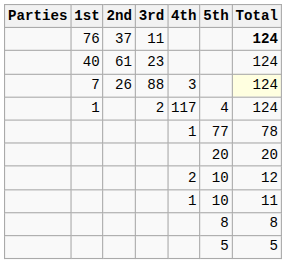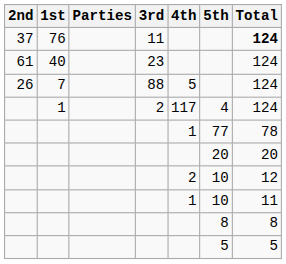columns swapped: (38, 16) <-> (119, 16)
(192, 85) 3 -> (192, 85) 5
(265, 85) lightyellow background -> (265, 85) no background
